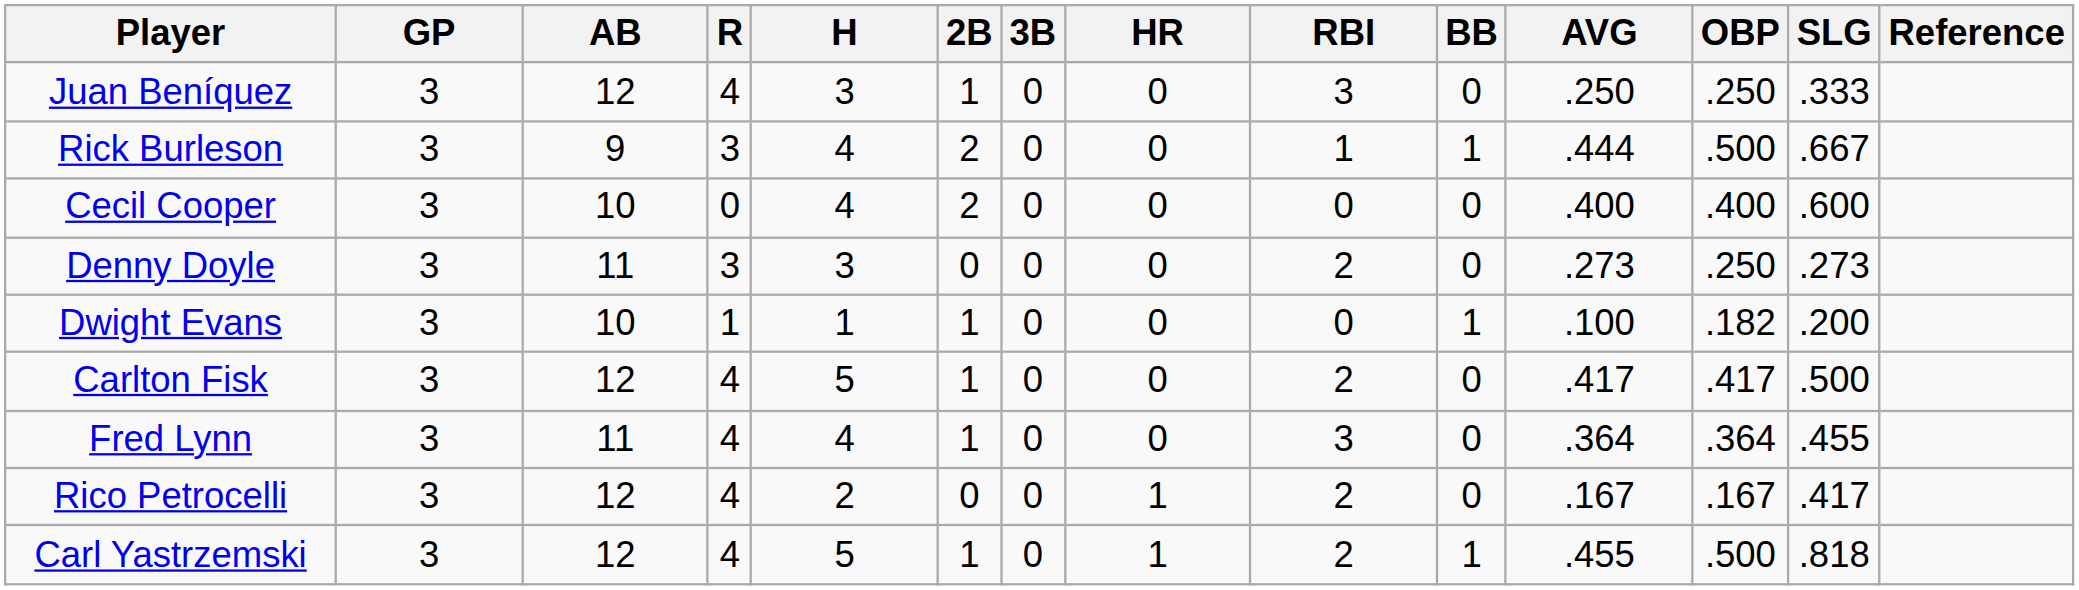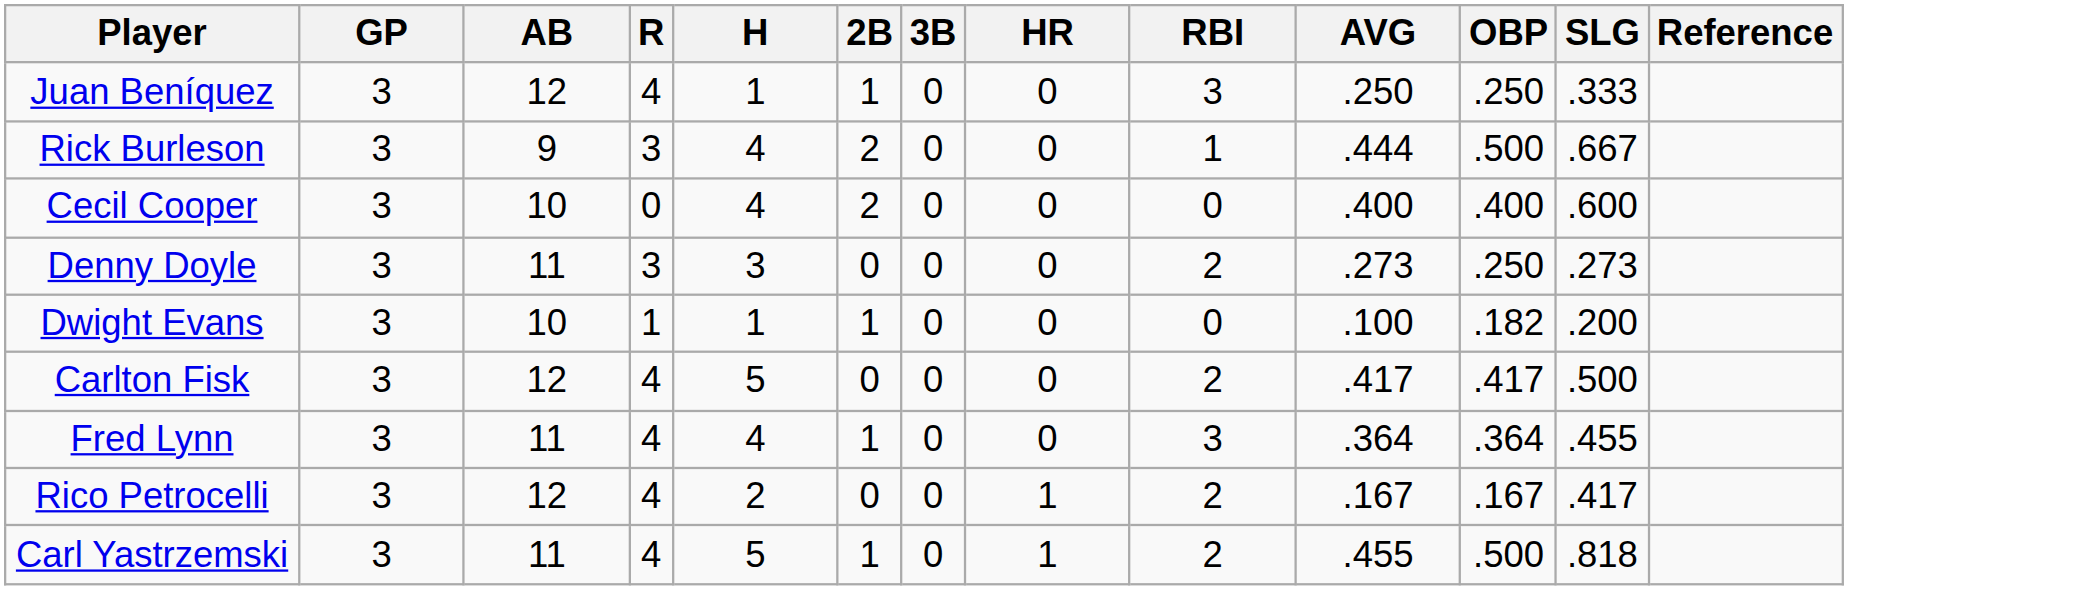- column: (1472, 33)
(845, 91) 3 -> (755, 91) 1
(969, 380) 1 -> (870, 380) 0
(615, 554) 12 -> (547, 554) 11
